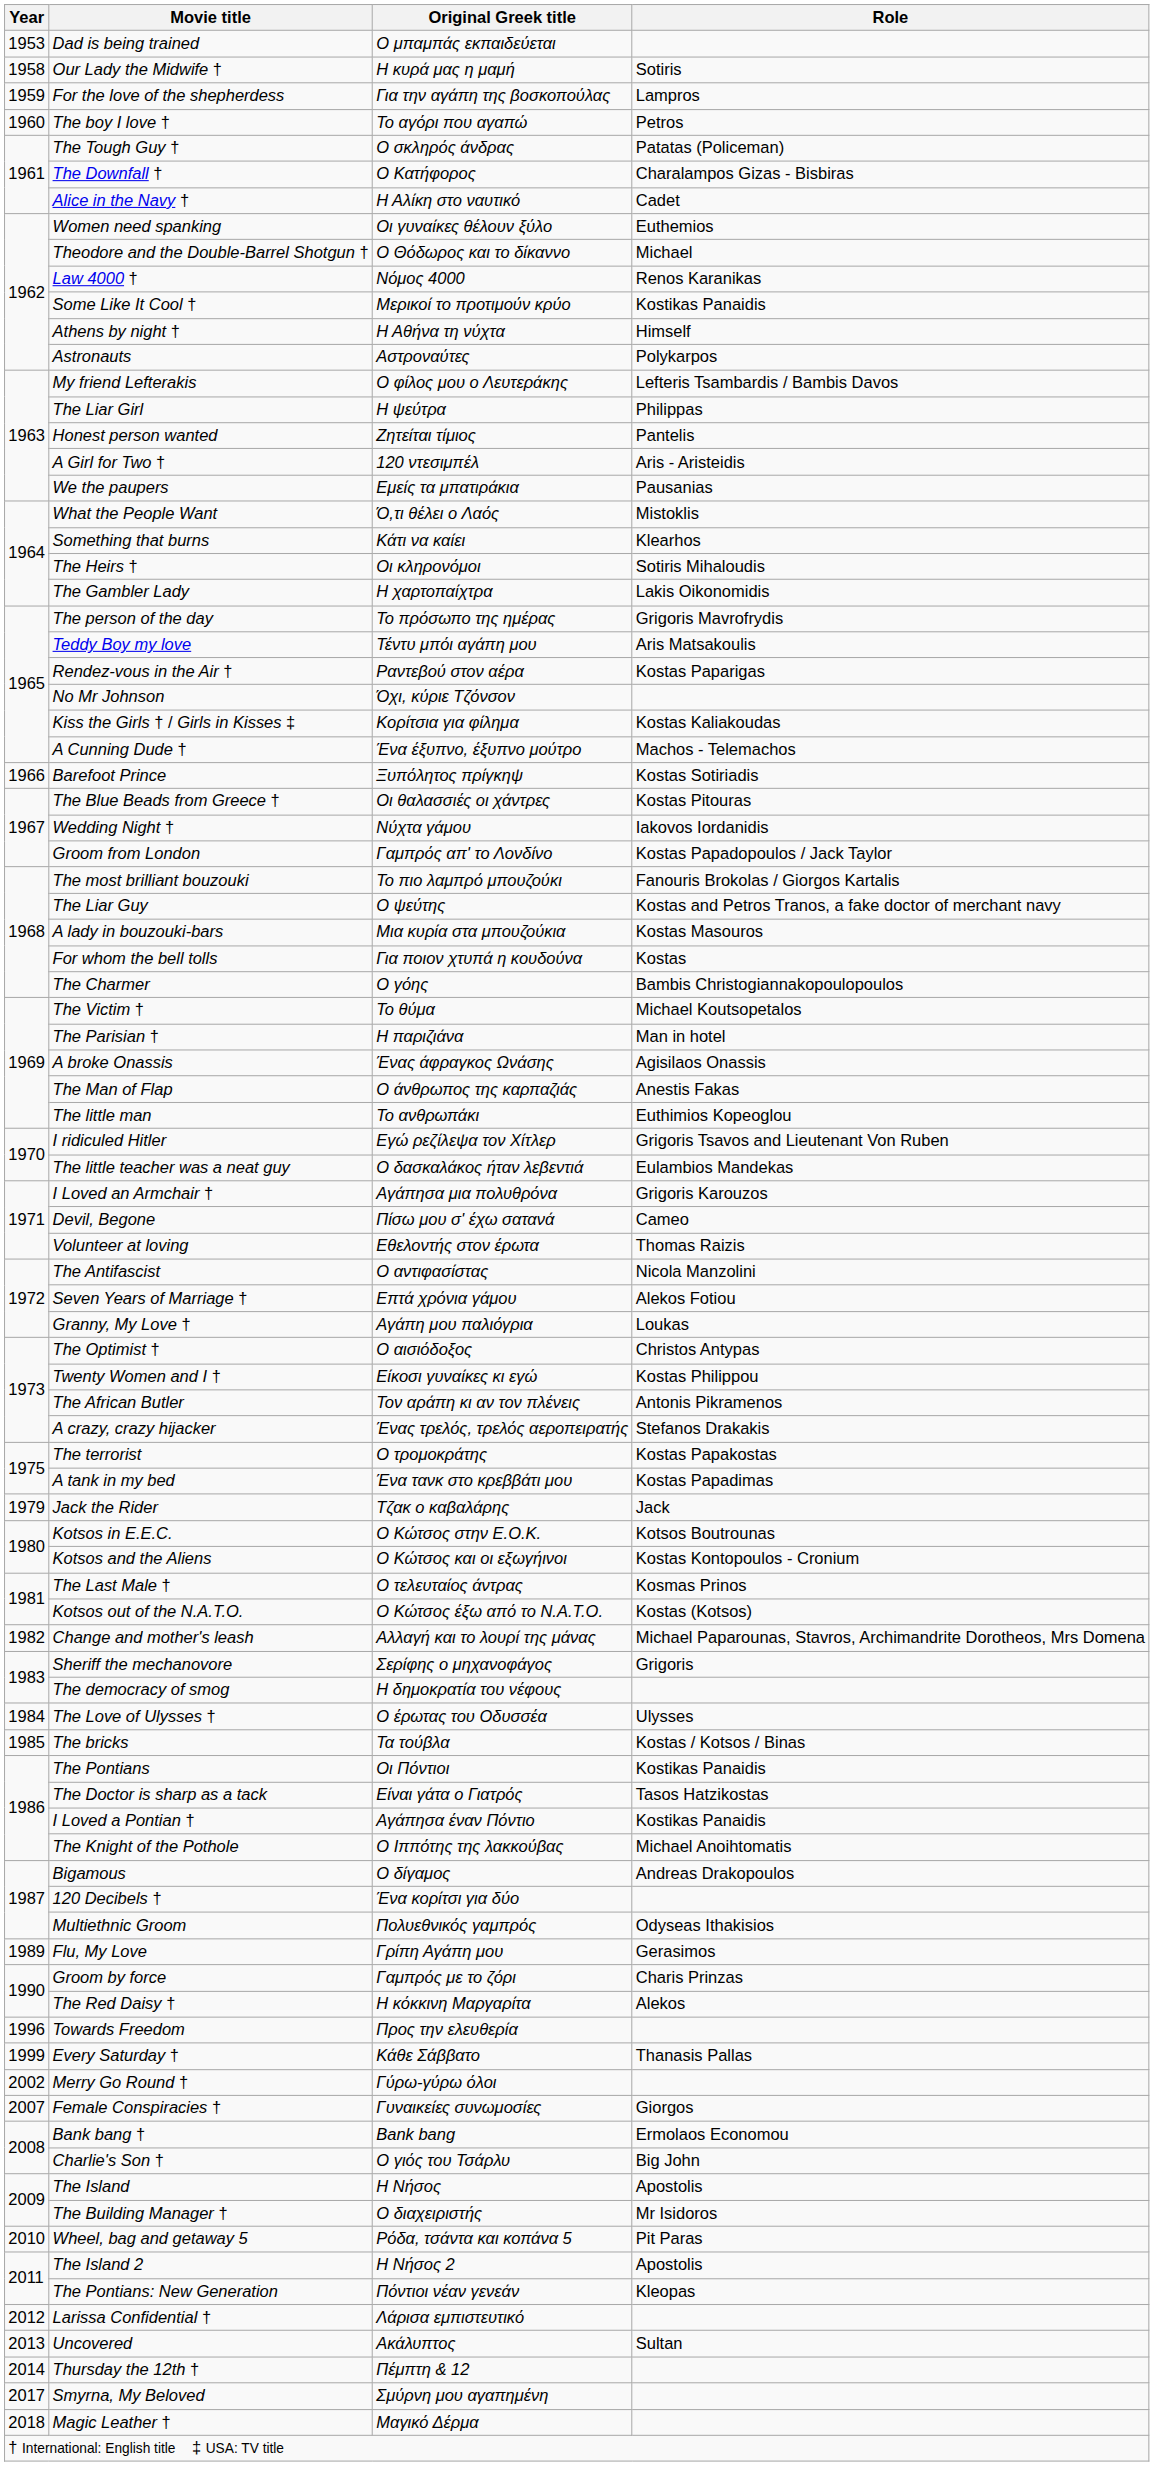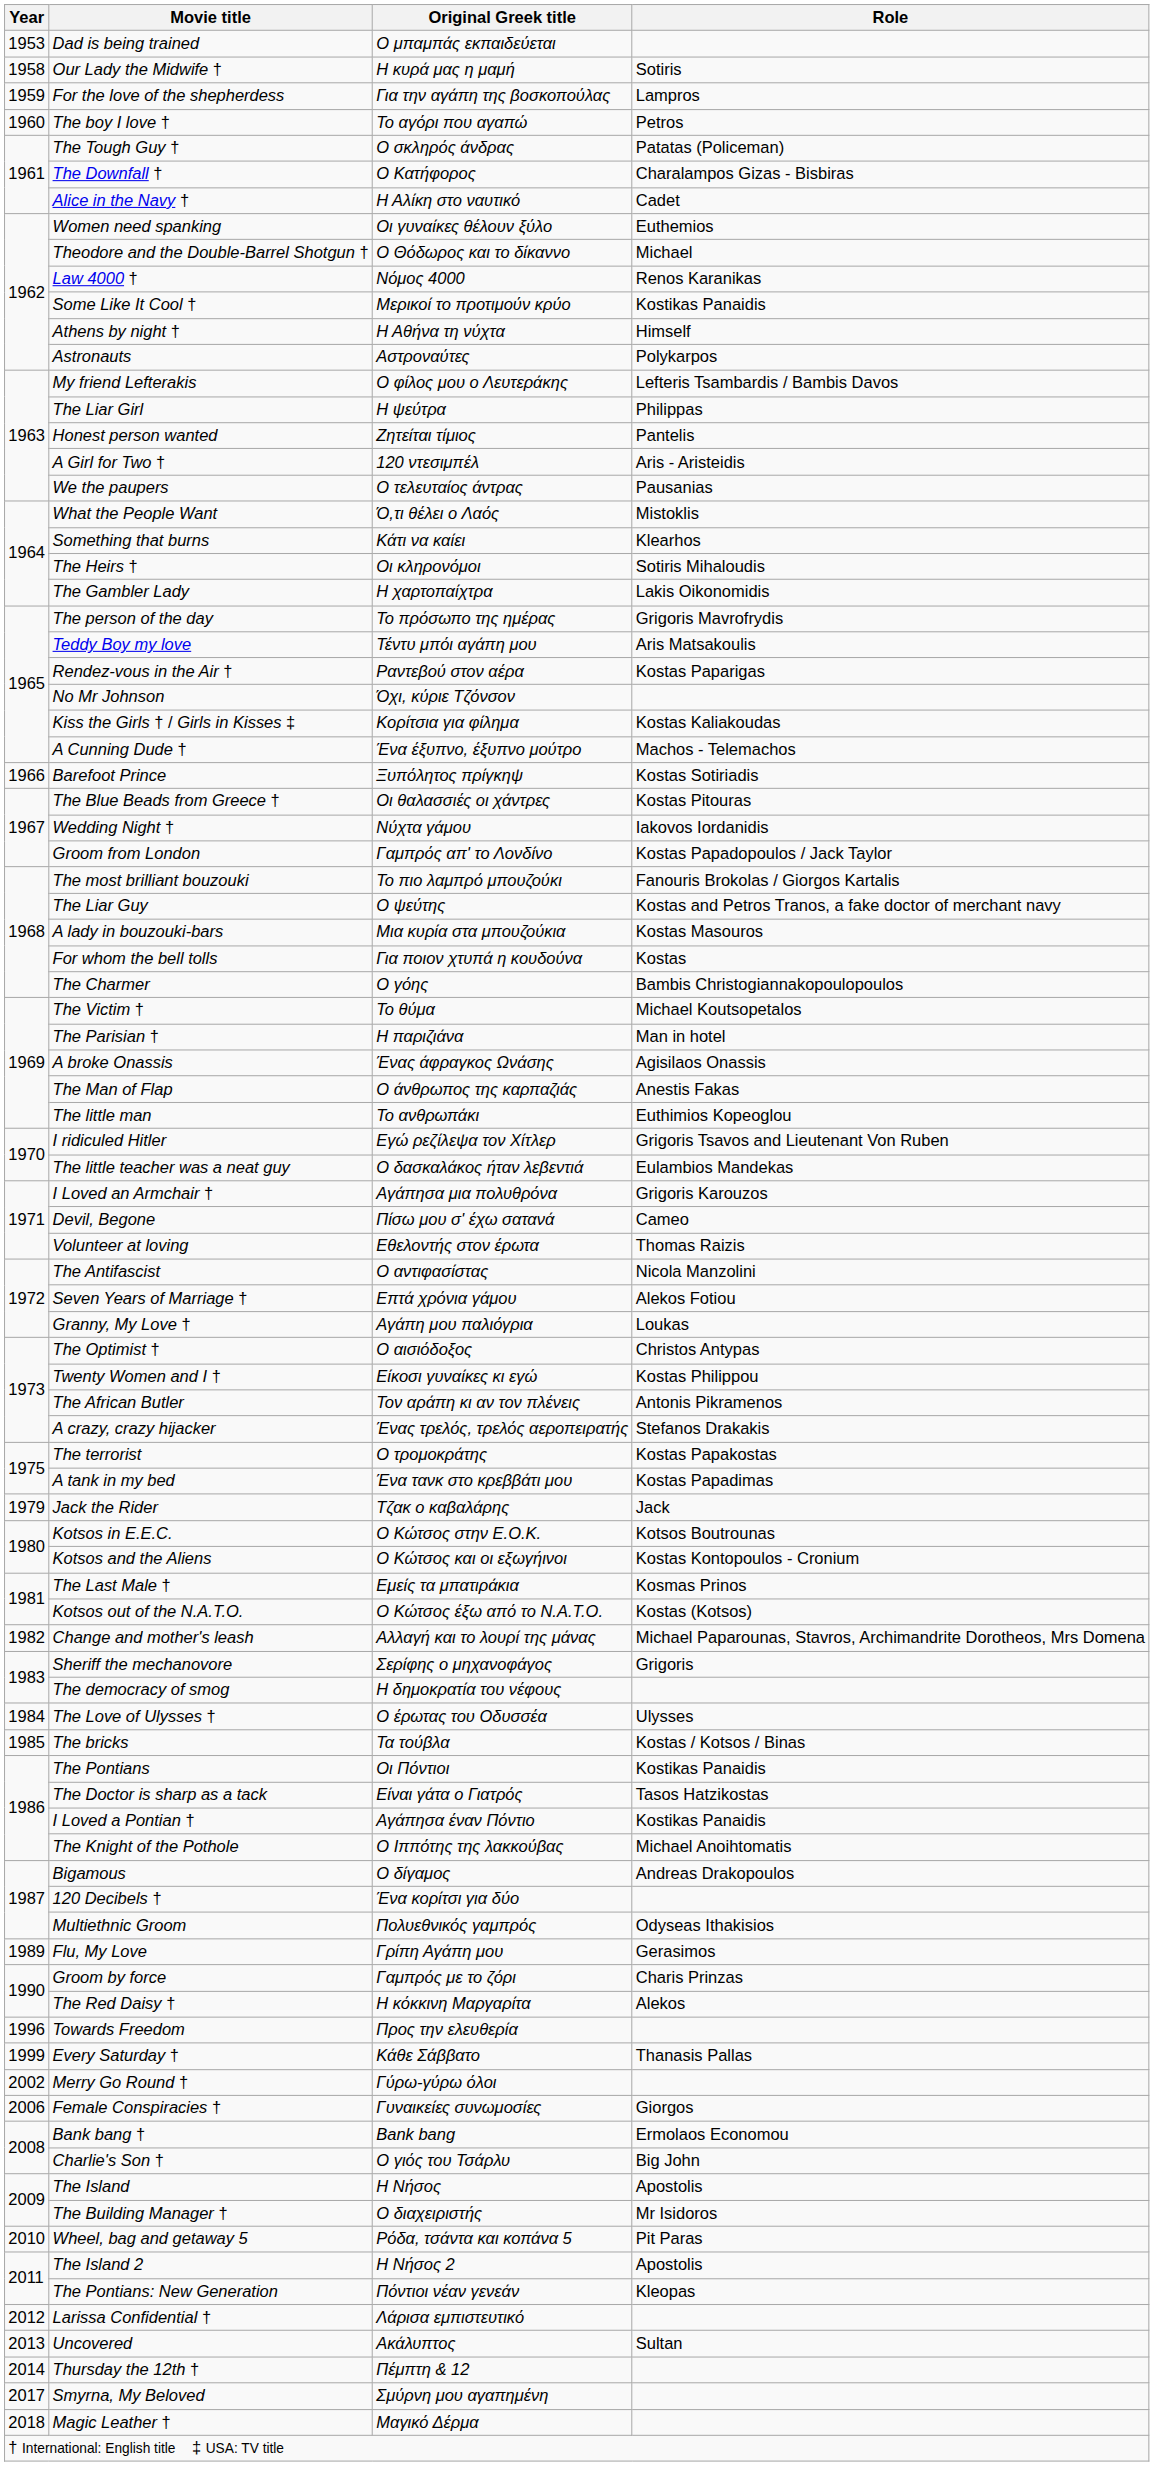(448, 488) Εμείς τα μπατιράκια -> (450, 488) Ο τελευταίος άντρας
(450, 1585) Ο τελευταίος άντρας -> (448, 1585) Εμείς τα μπατιράκια
(27, 2108) 2007 -> (27, 2108) 2006
